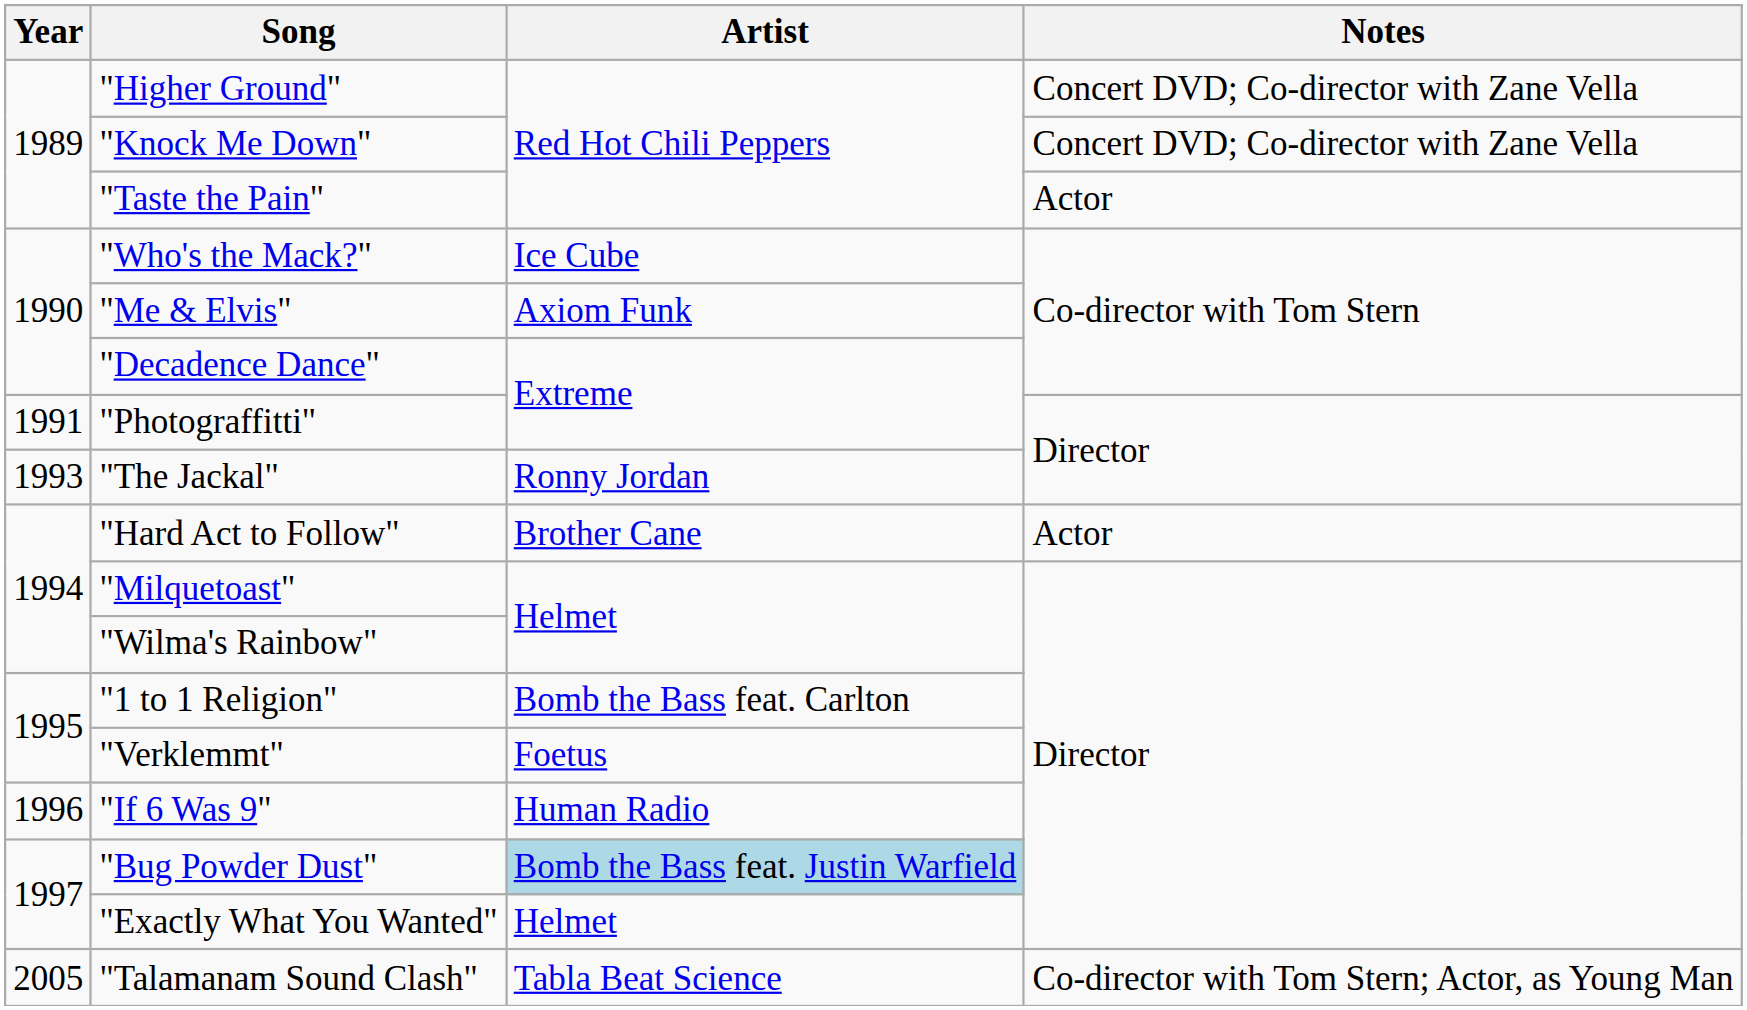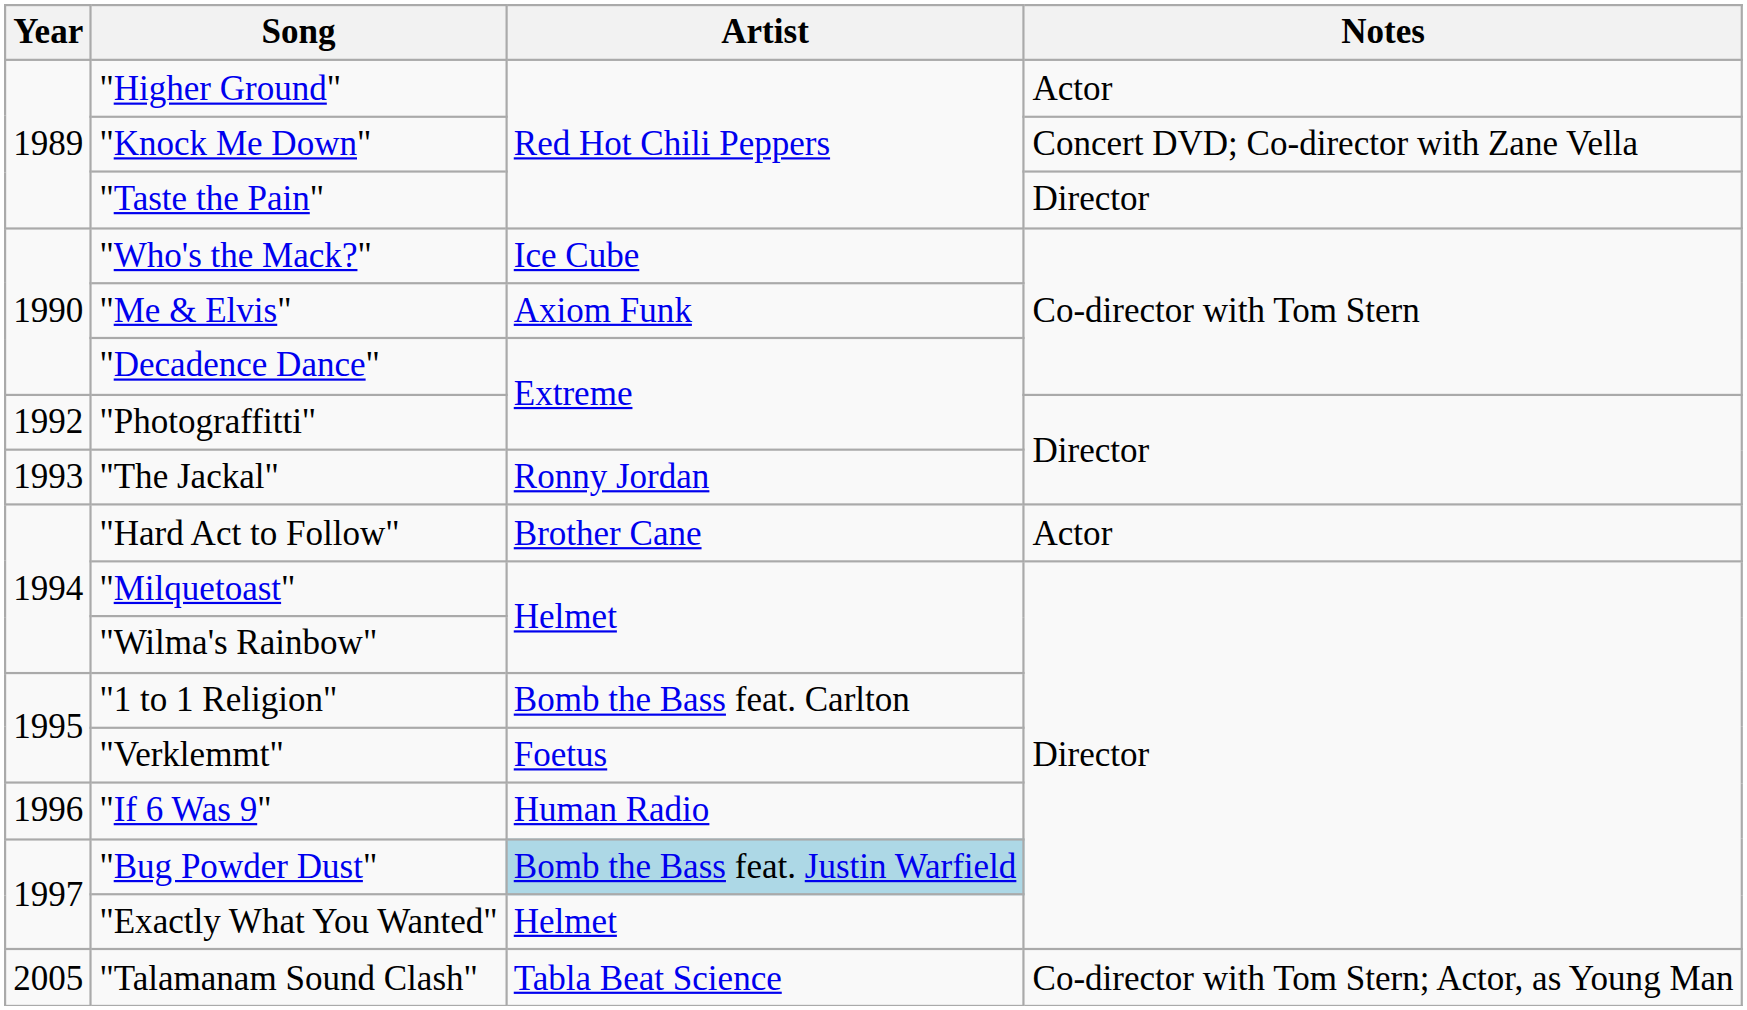(1335, 87) Concert DVD; Co-director with Zane Vella -> (1072, 87) Actor
(1072, 198) Actor -> (1091, 198) Director
(48, 421) 1991 -> (48, 421) 1992
